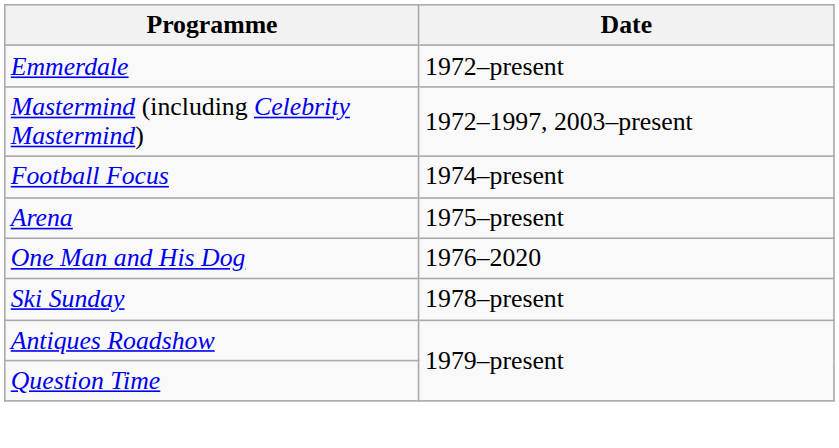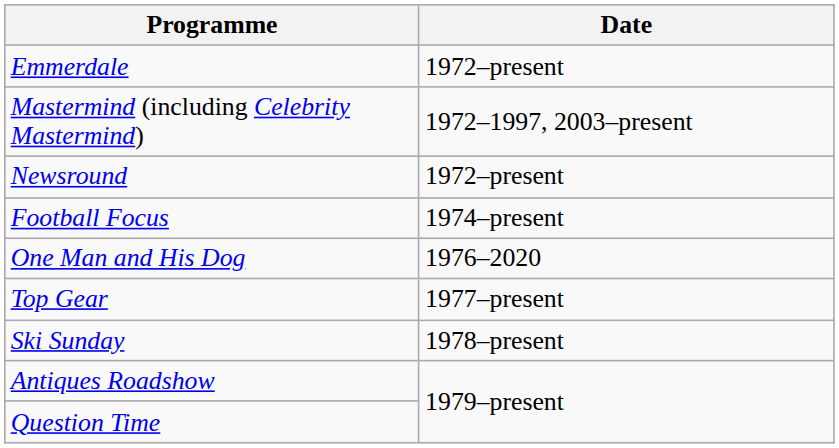+ row: (69, 176)
- row: (42, 217)
+ row: (59, 299)
